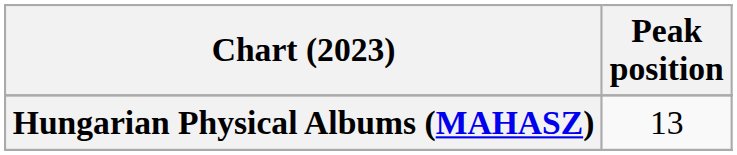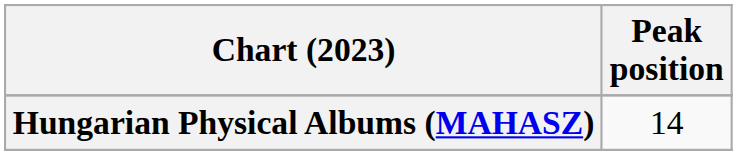(667, 122) 13 -> (667, 122) 14
